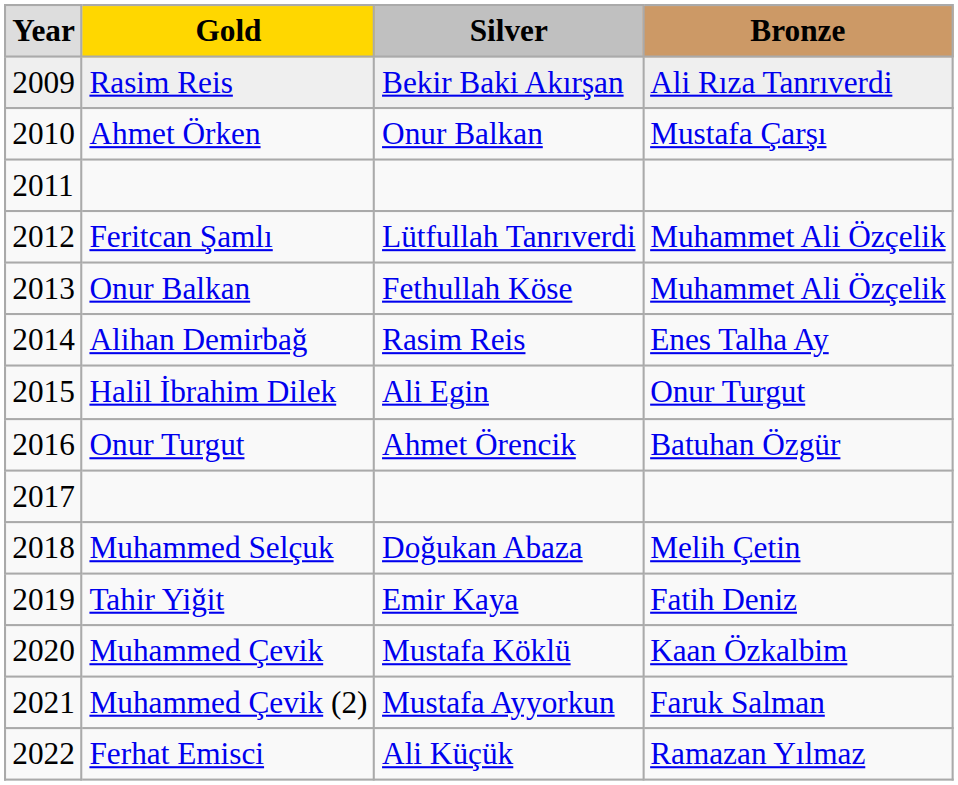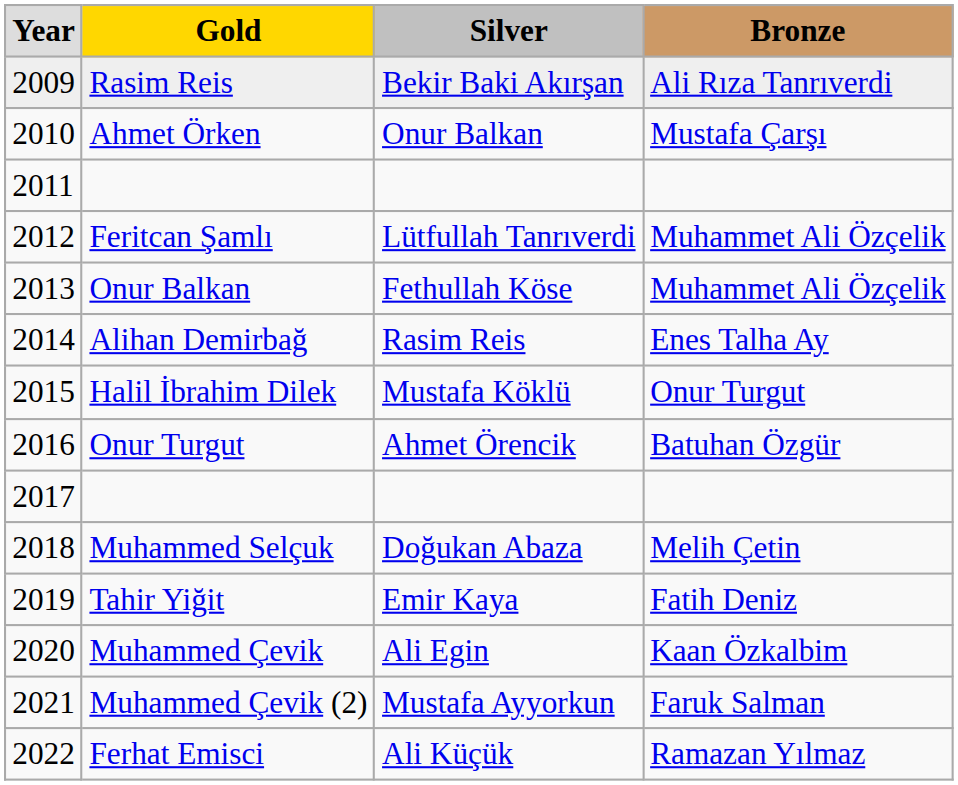(435, 391) Ali Egin -> (476, 391) Mustafa Köklü
(476, 650) Mustafa Köklü -> (435, 650) Ali Egin
